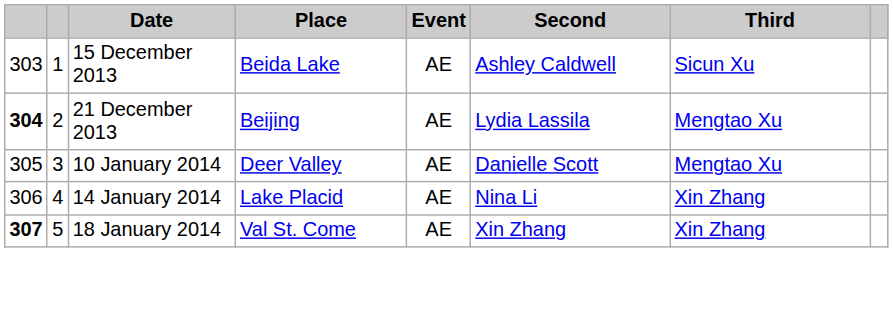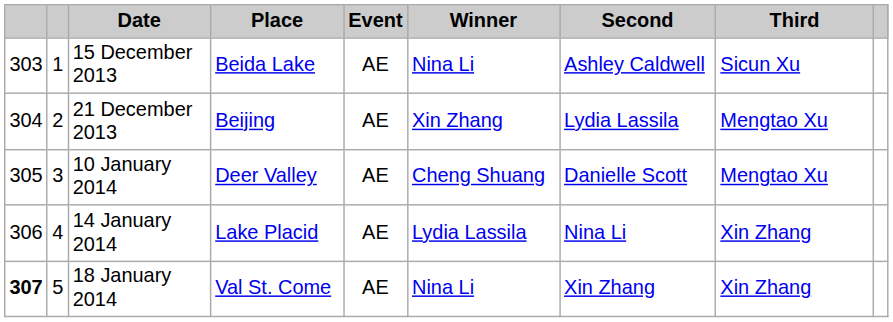+ column: (483, 20)
(26, 120) bold -> (26, 120) normal
